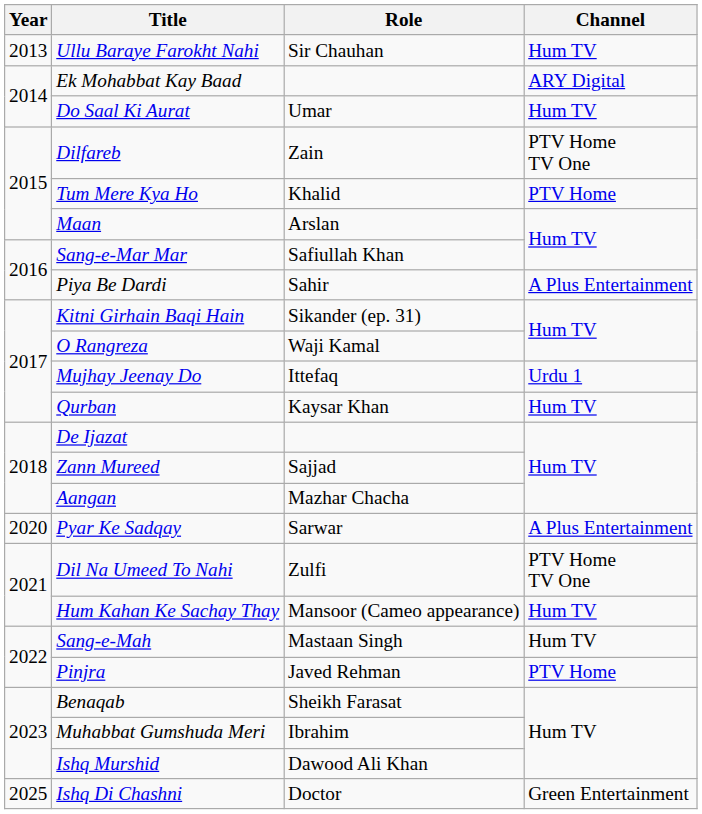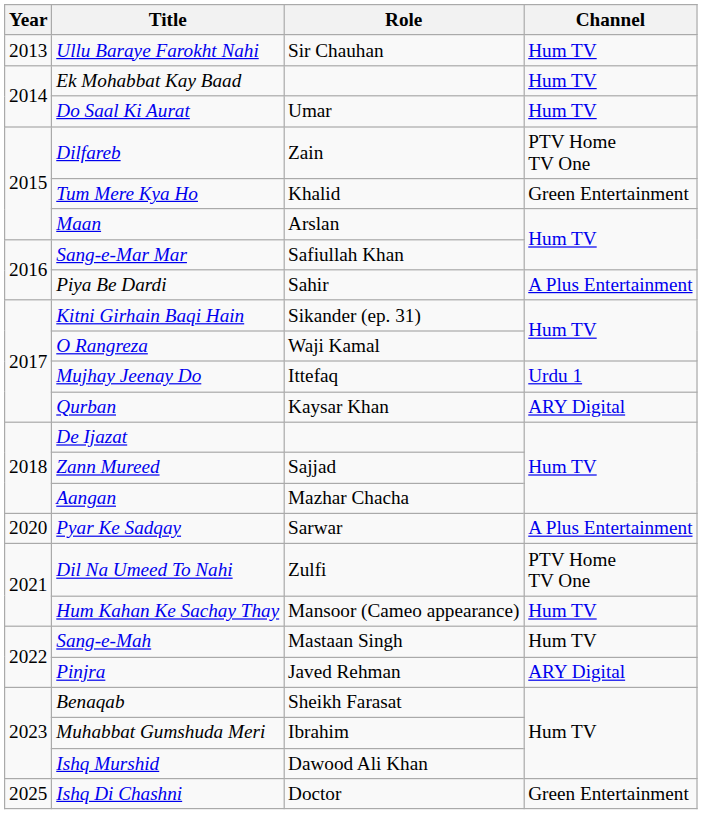(577, 80) ARY Digital -> (562, 80) Hum TV
(572, 193) PTV Home -> (608, 193) Green Entertainment
(562, 406) Hum TV -> (577, 406) ARY Digital
(572, 671) PTV Home -> (577, 671) ARY Digital
